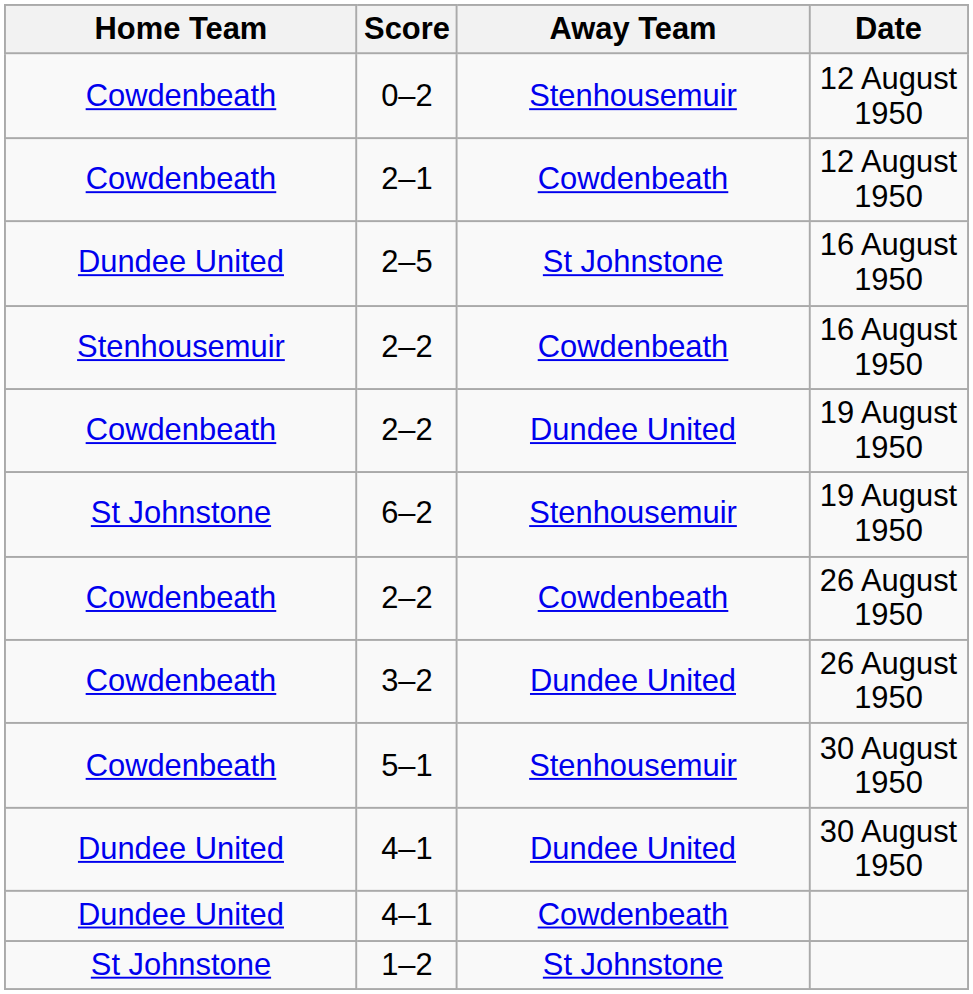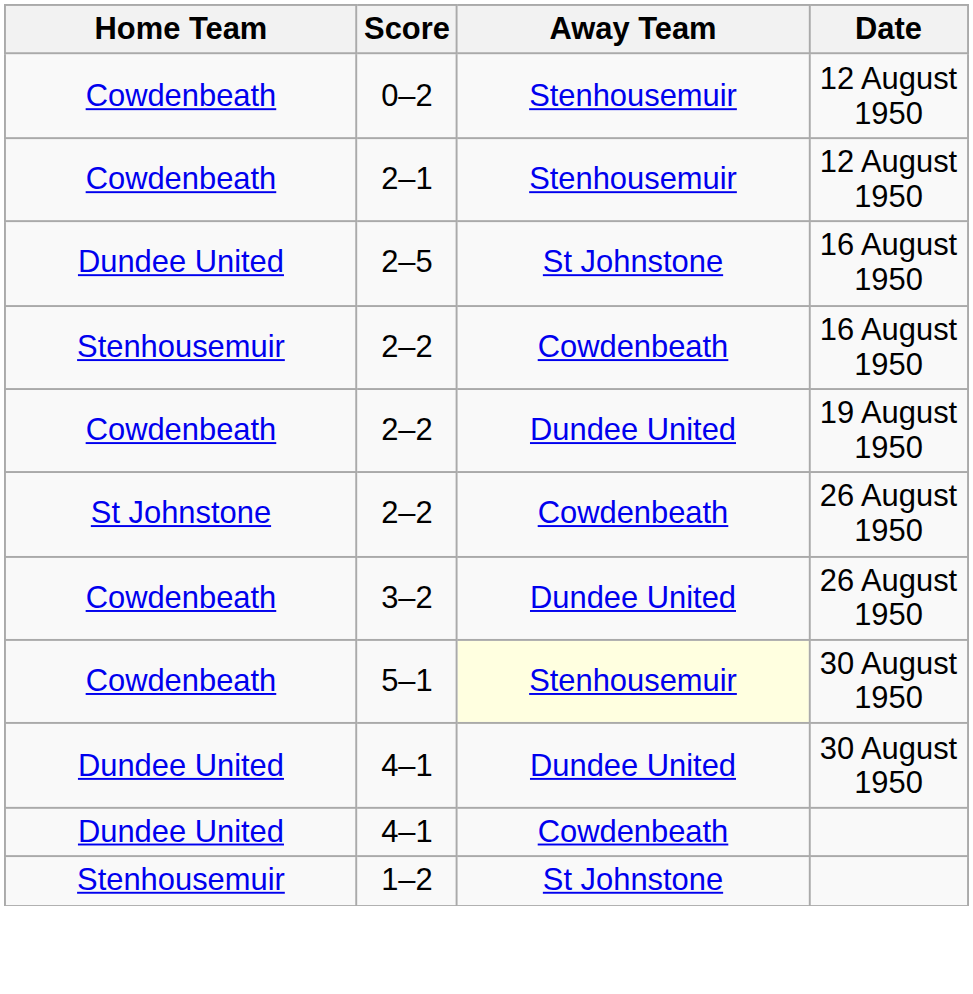(633, 179) Cowdenbeath -> (633, 179) Stenhousemuir
- row: (407, 513)
(181, 597) Cowdenbeath -> (181, 513) St Johnstone
(633, 765) no background -> (633, 681) lightyellow background
(181, 964) St Johnstone -> (181, 880) Stenhousemuir
